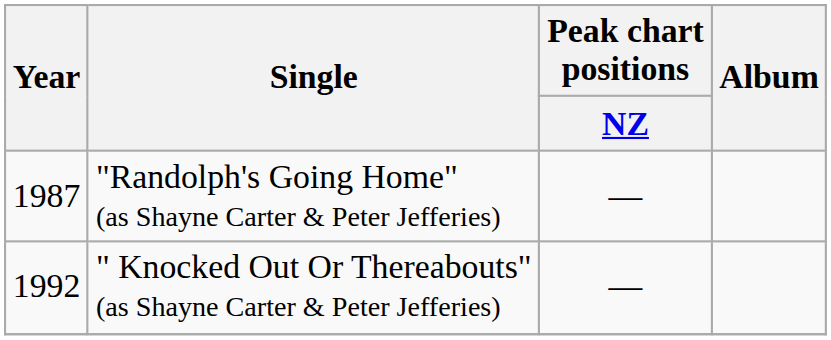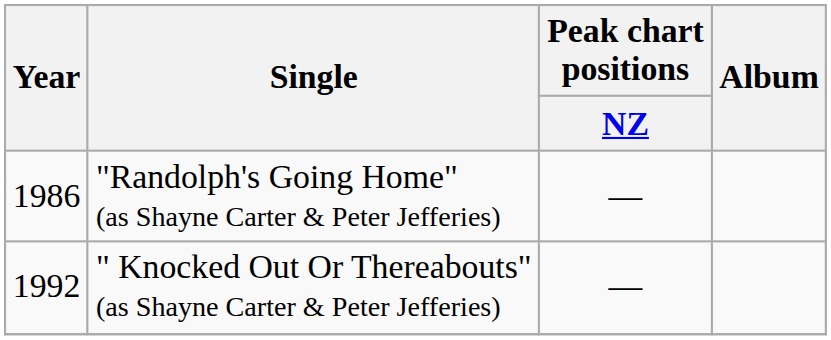(47, 195) 1987 -> (47, 195) 1986
